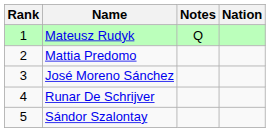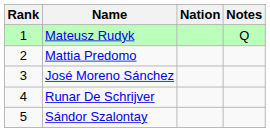columns swapped: (242, 14) <-> (198, 14)
